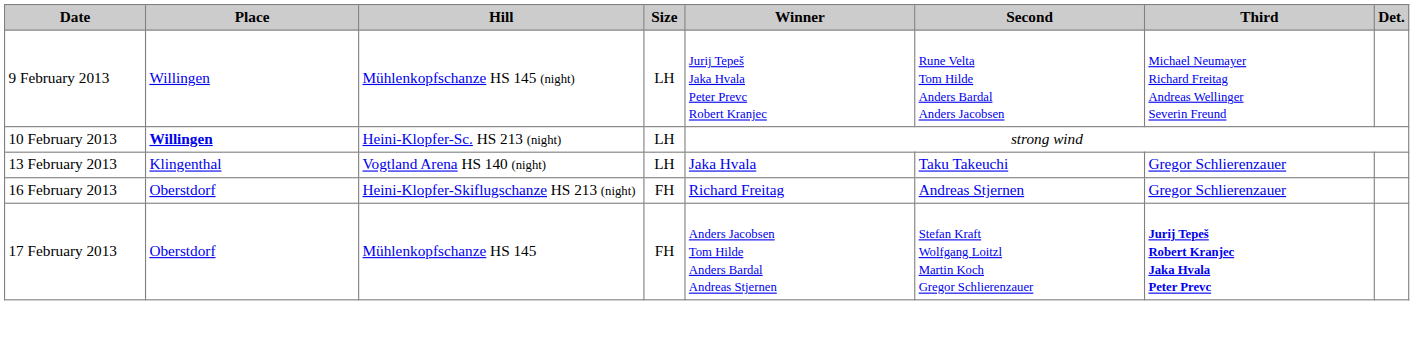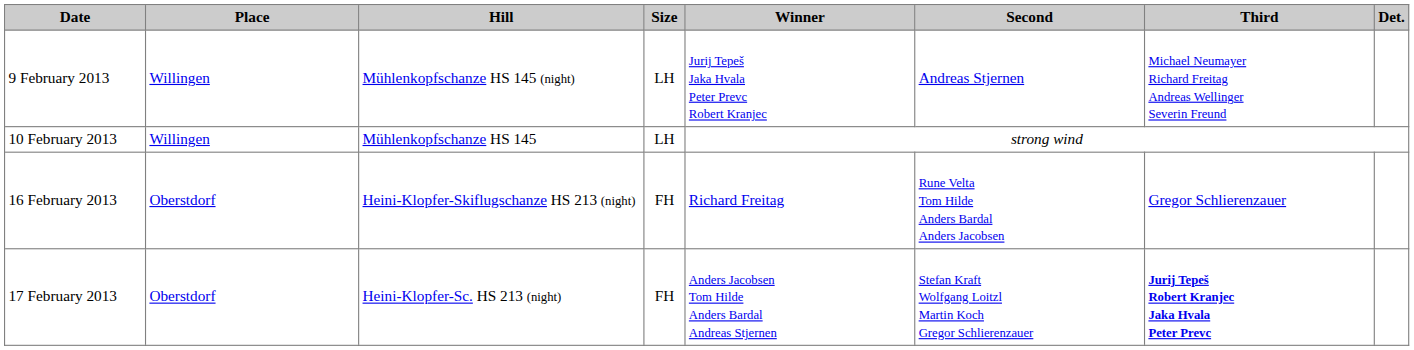(962, 87) Rune Velta Tom Hilde Anders Bardal Anders Jacobsen -> (971, 78) Andreas Stjernen
(181, 139) bold -> (180, 139) normal
(462, 139) Heini-Klopfer-Sc. HS 213 (night) -> (449, 139) Mühlenkopfschanze HS 145
- row: (63, 164)
(971, 190) Andreas Stjernen -> (962, 209) Rune Velta Tom Hilde Anders Bardal Anders Jacobsen
(449, 251) Mühlenkopfschanze HS 145 -> (462, 296) Heini-Klopfer-Sc. HS 213 (night)
